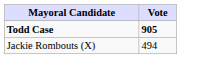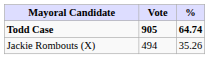+ column: (191, 12)
